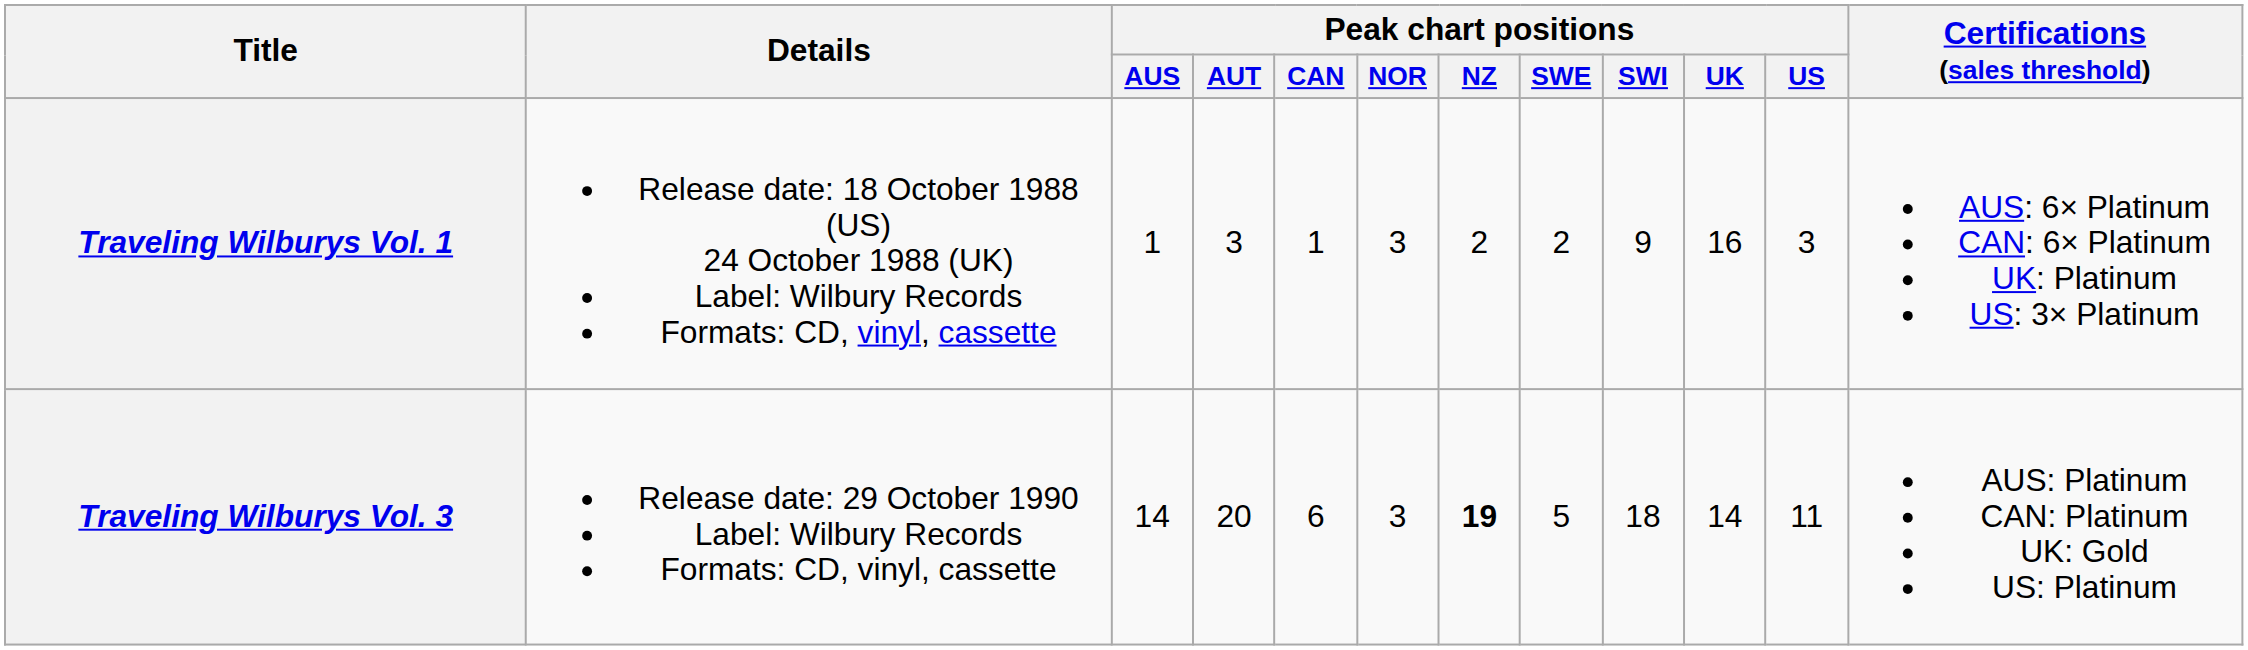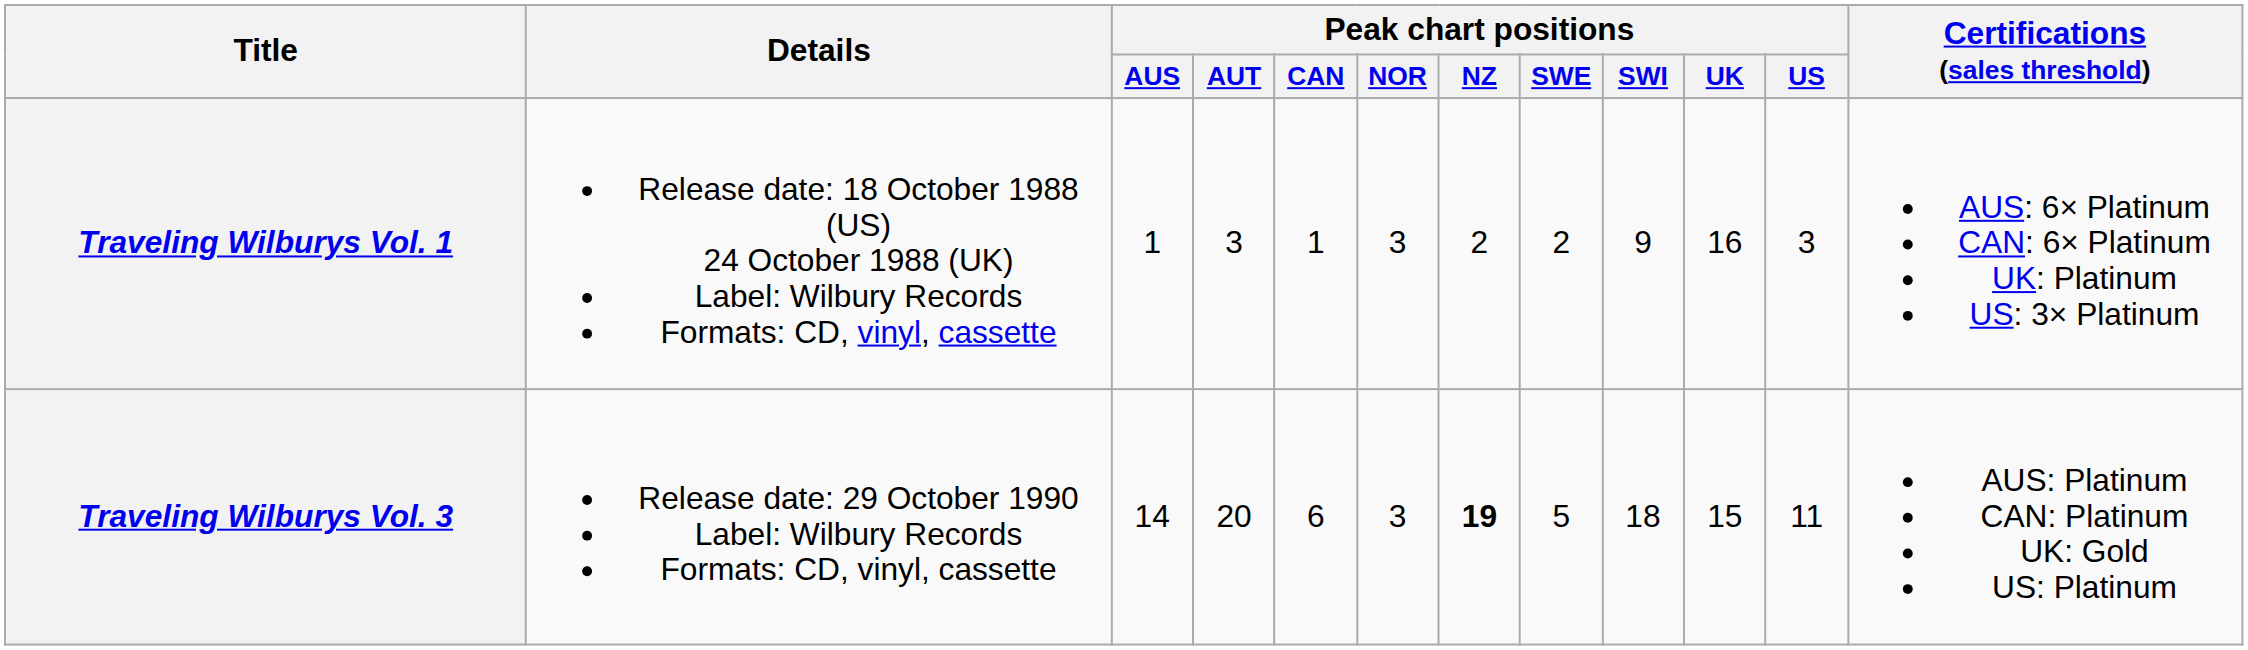(1725, 516) 14 -> (1725, 516) 15
